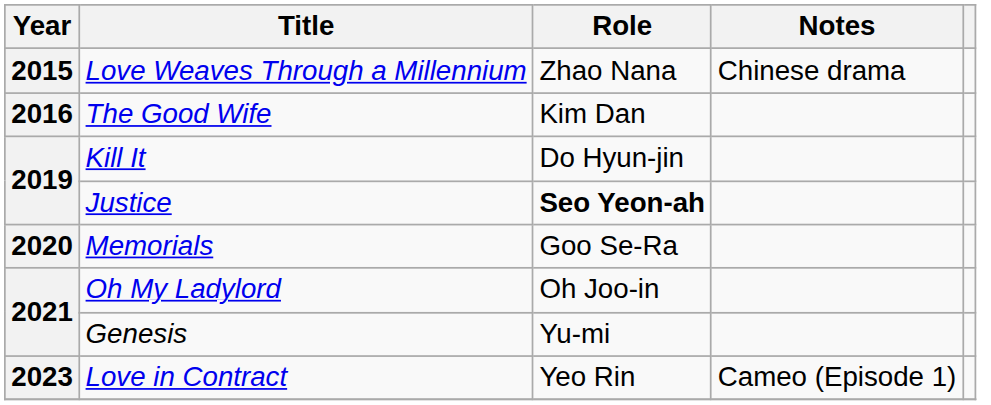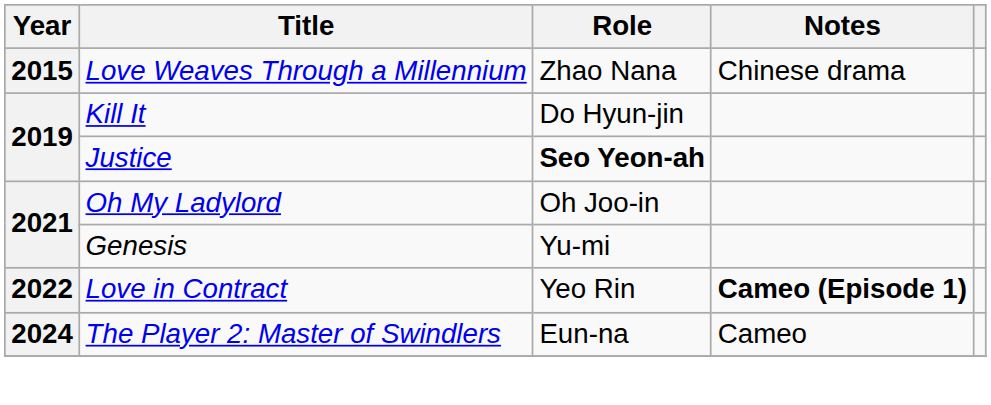- row: (179, 114)
- row: (149, 245)
(42, 377) 2023 -> (42, 289) 2022
(837, 377) normal -> (842, 289) bold
+ row: (293, 333)
